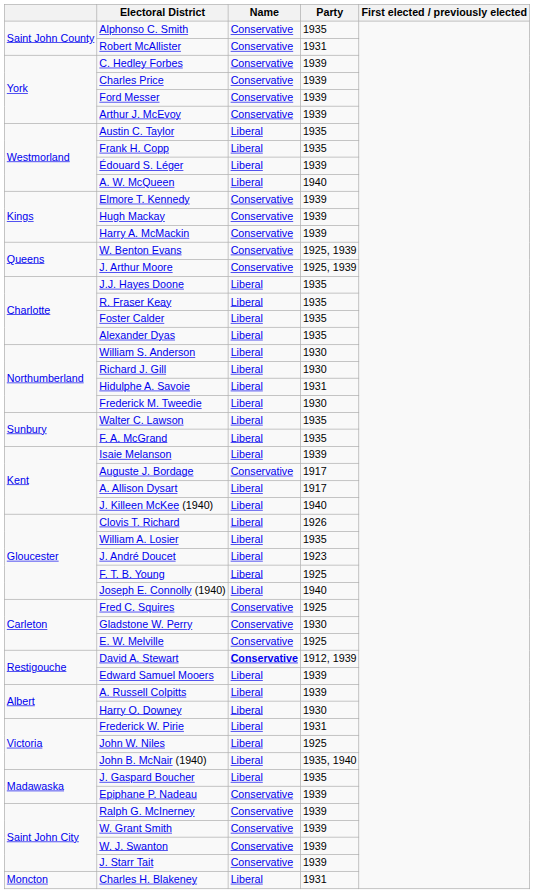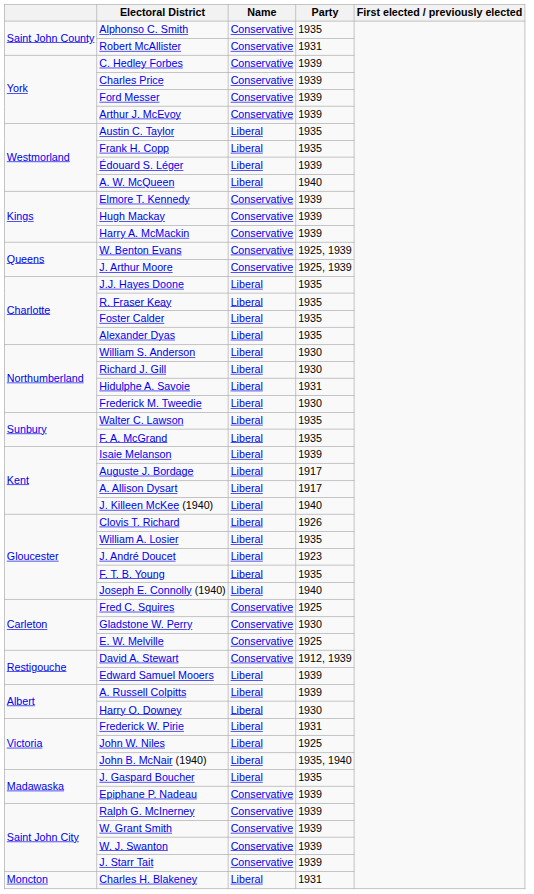(262, 472) Conservative -> (247, 472) Liberal
(315, 574) 1925 -> (310, 574) 1935
(264, 659) bold -> (262, 659) normal
